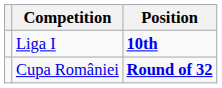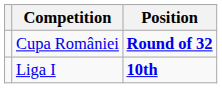rows swapped: (36, 43) <-> (67, 69)
